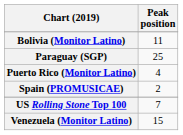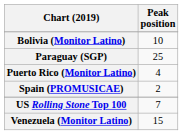(158, 40) 11 -> (158, 40) 10
